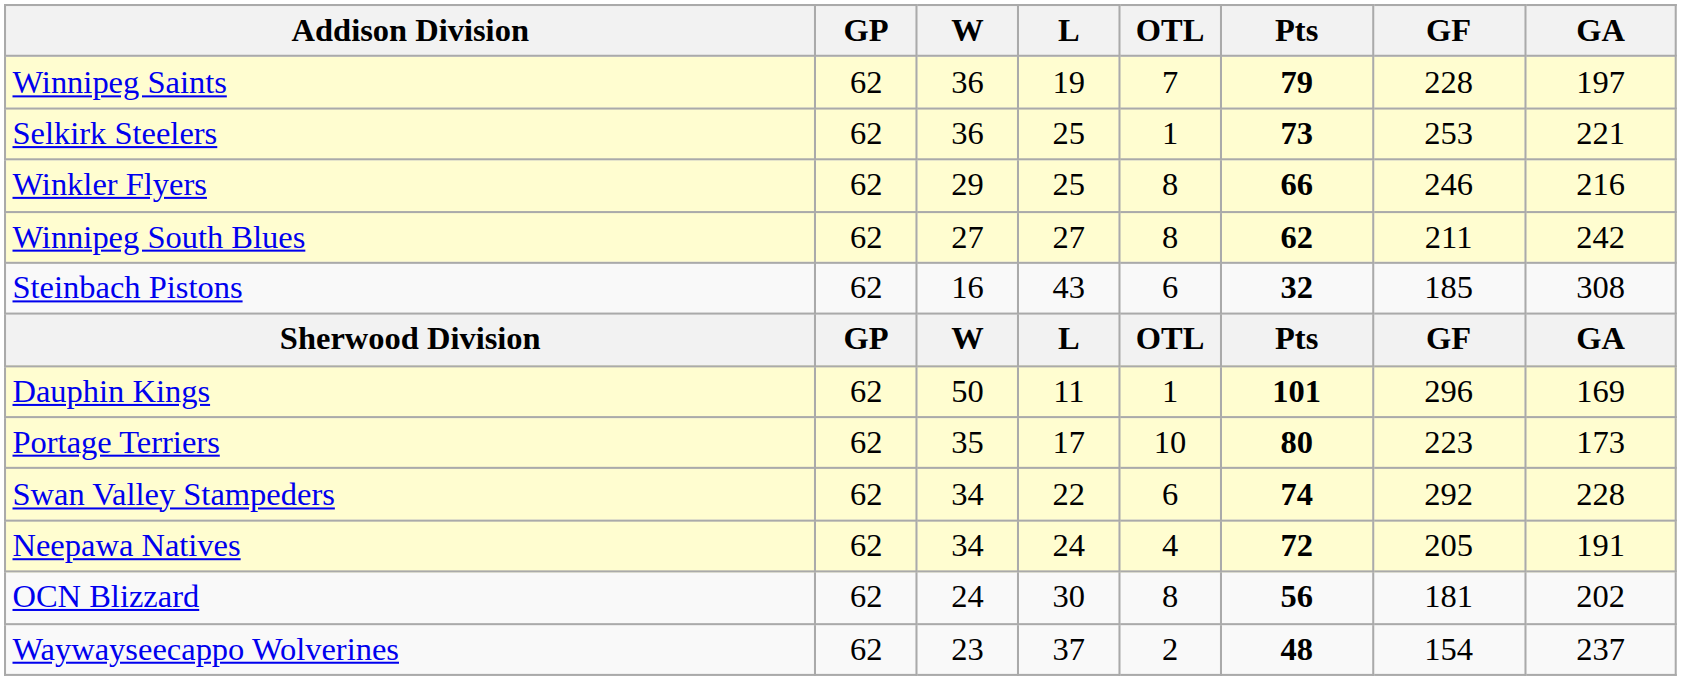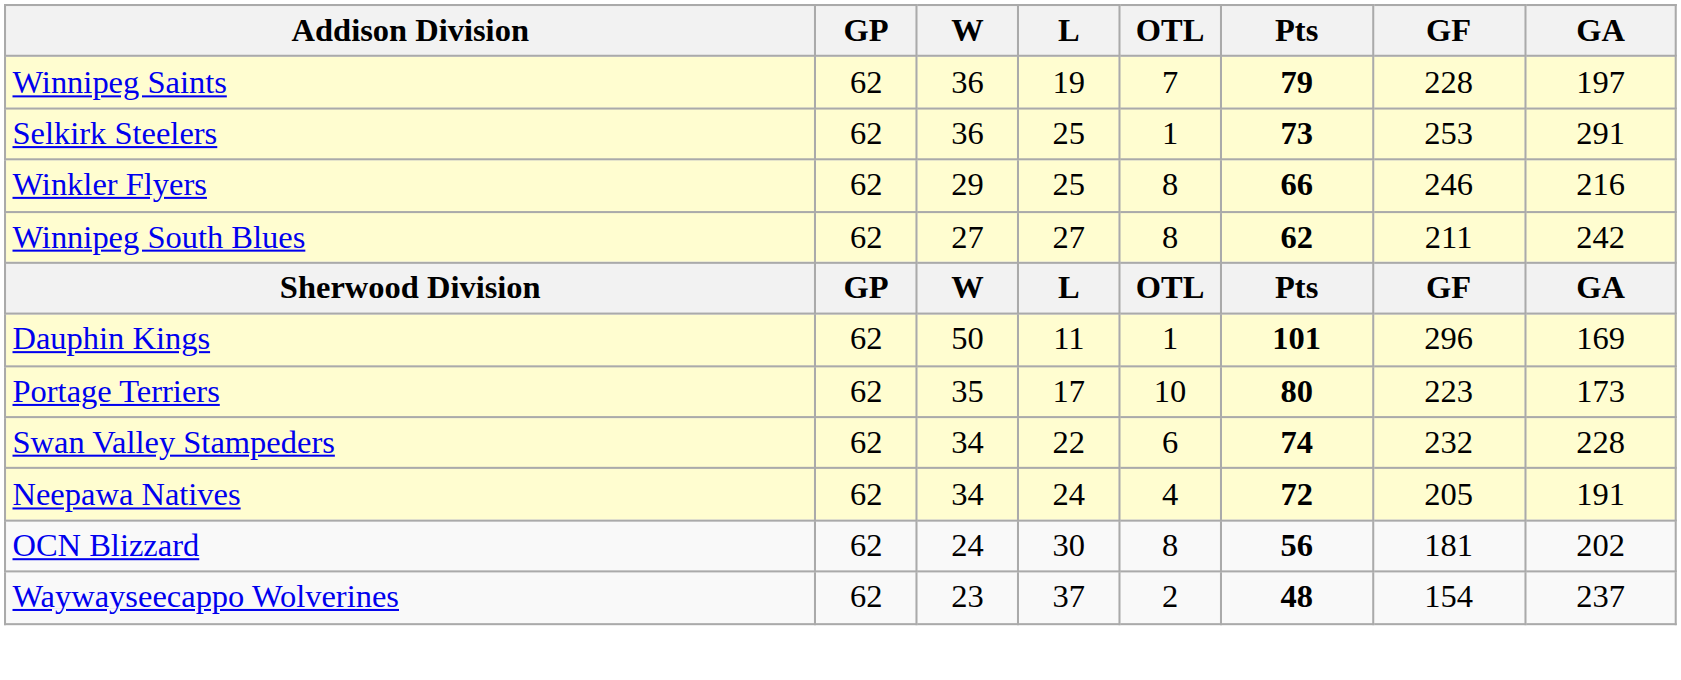(1601, 133) 221 -> (1601, 133) 291
- row: (128, 287)
(1449, 493) 292 -> (1449, 442) 232
